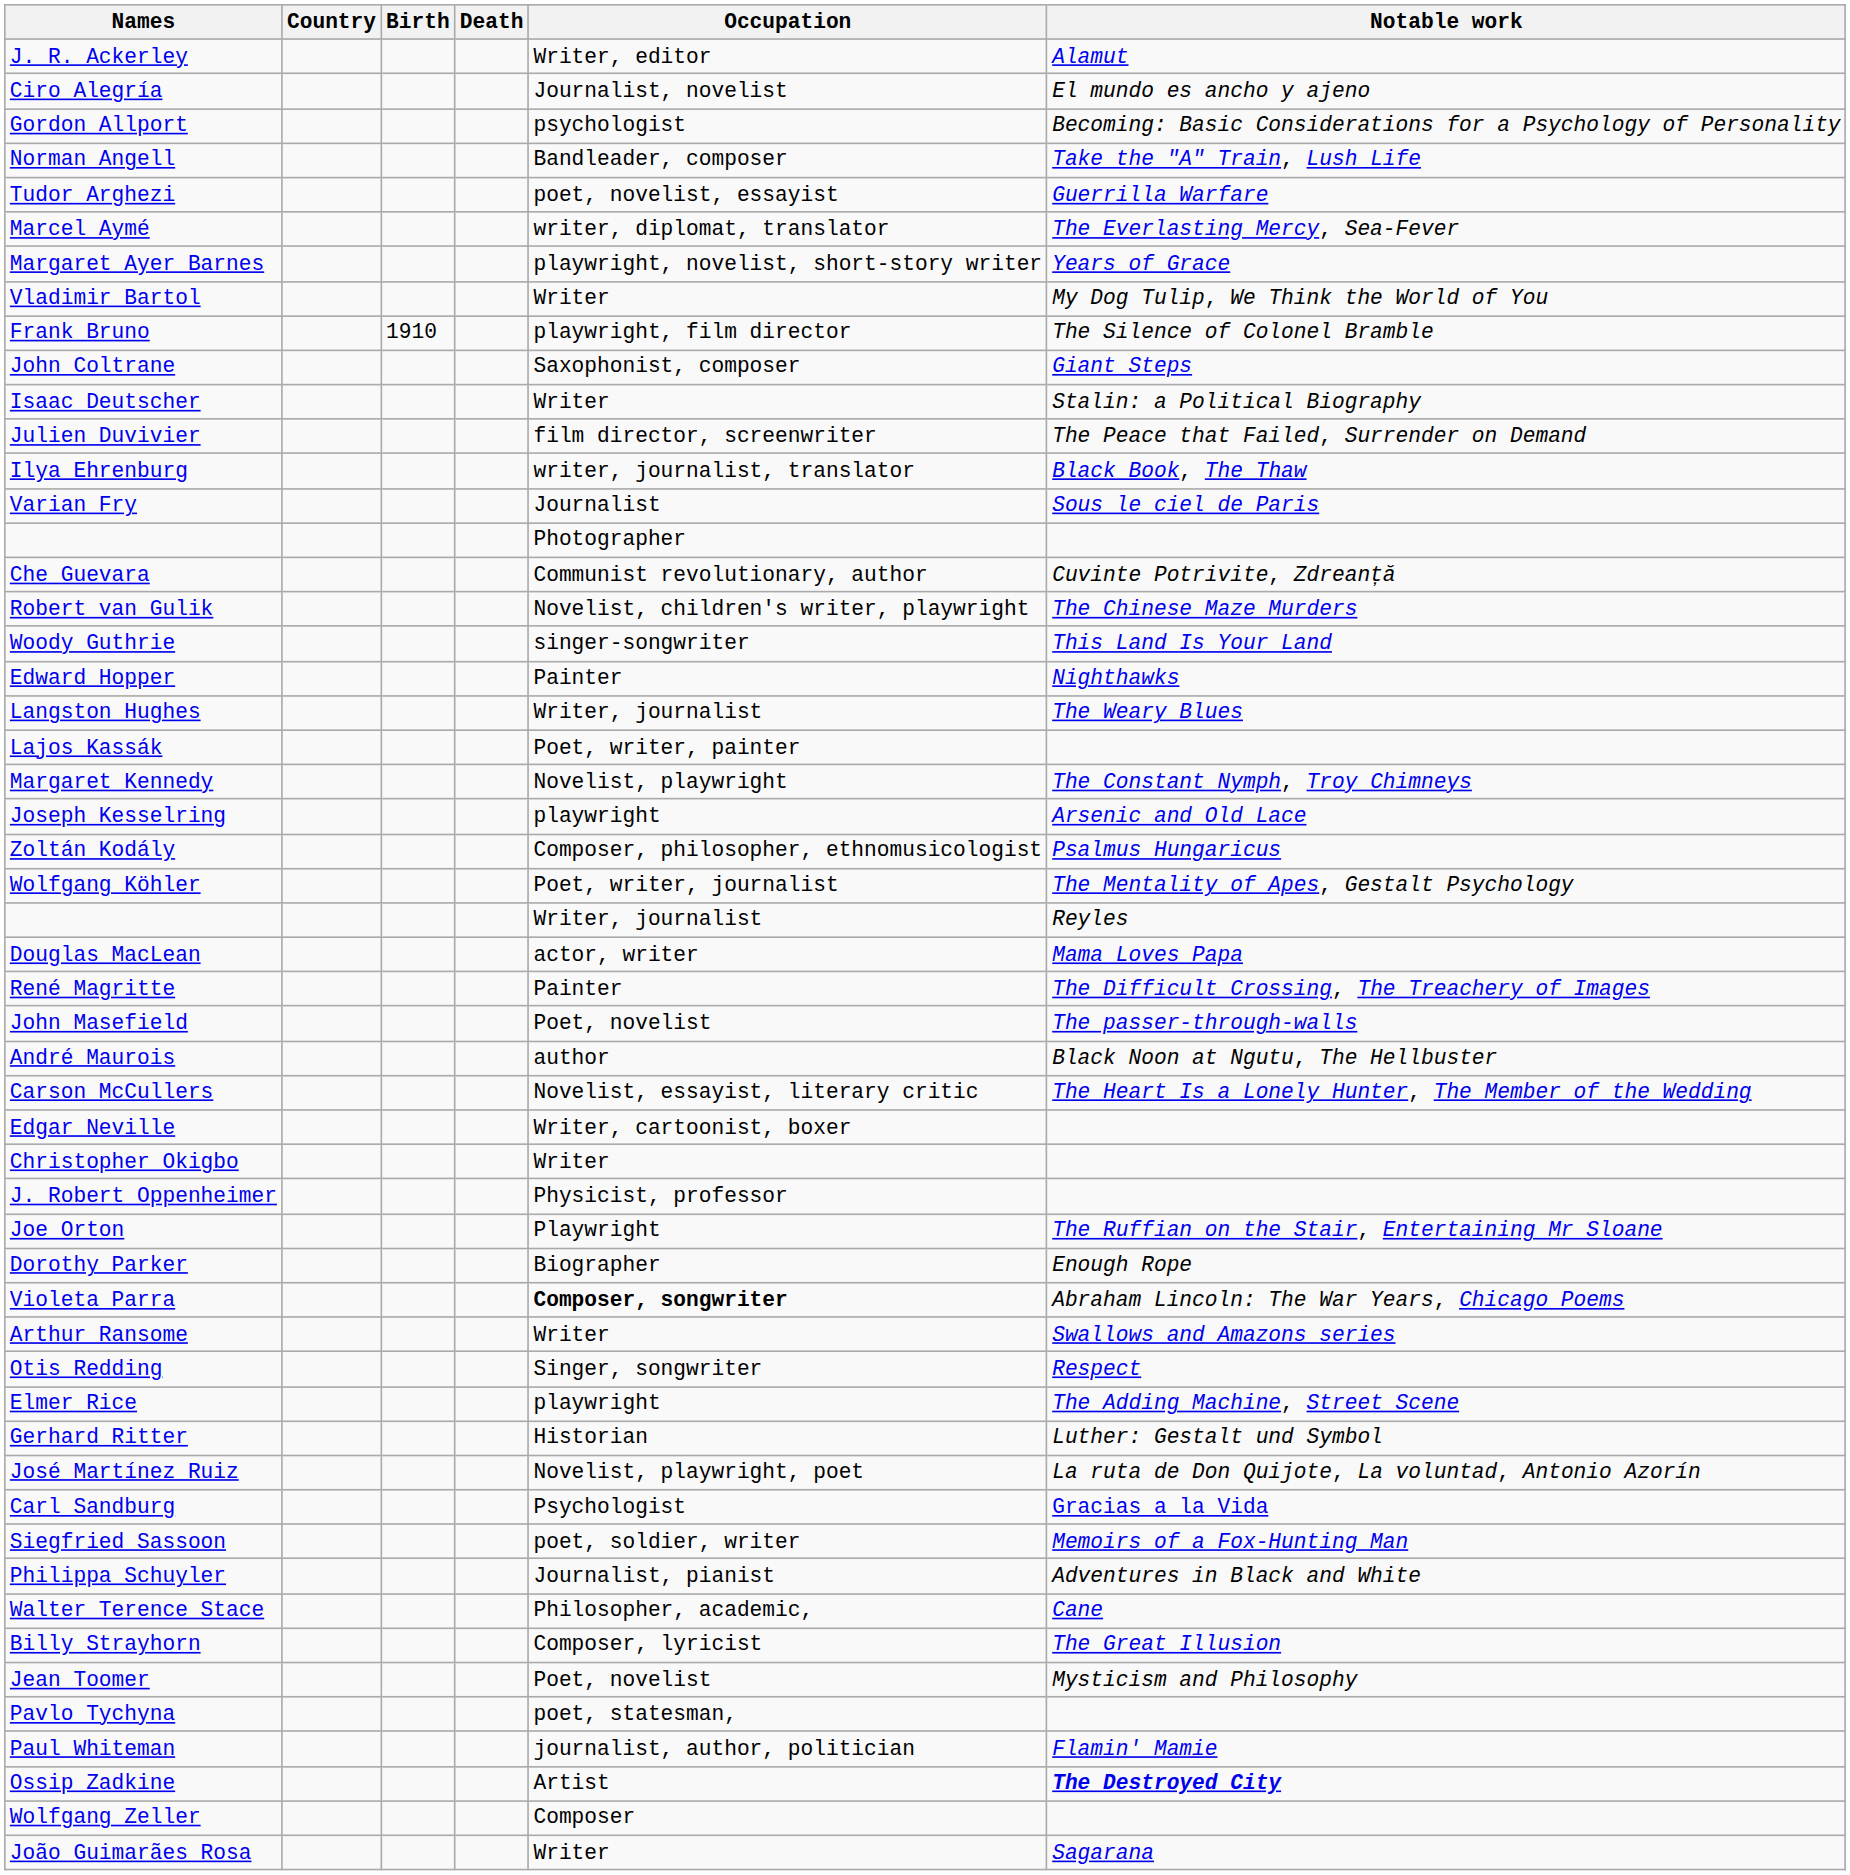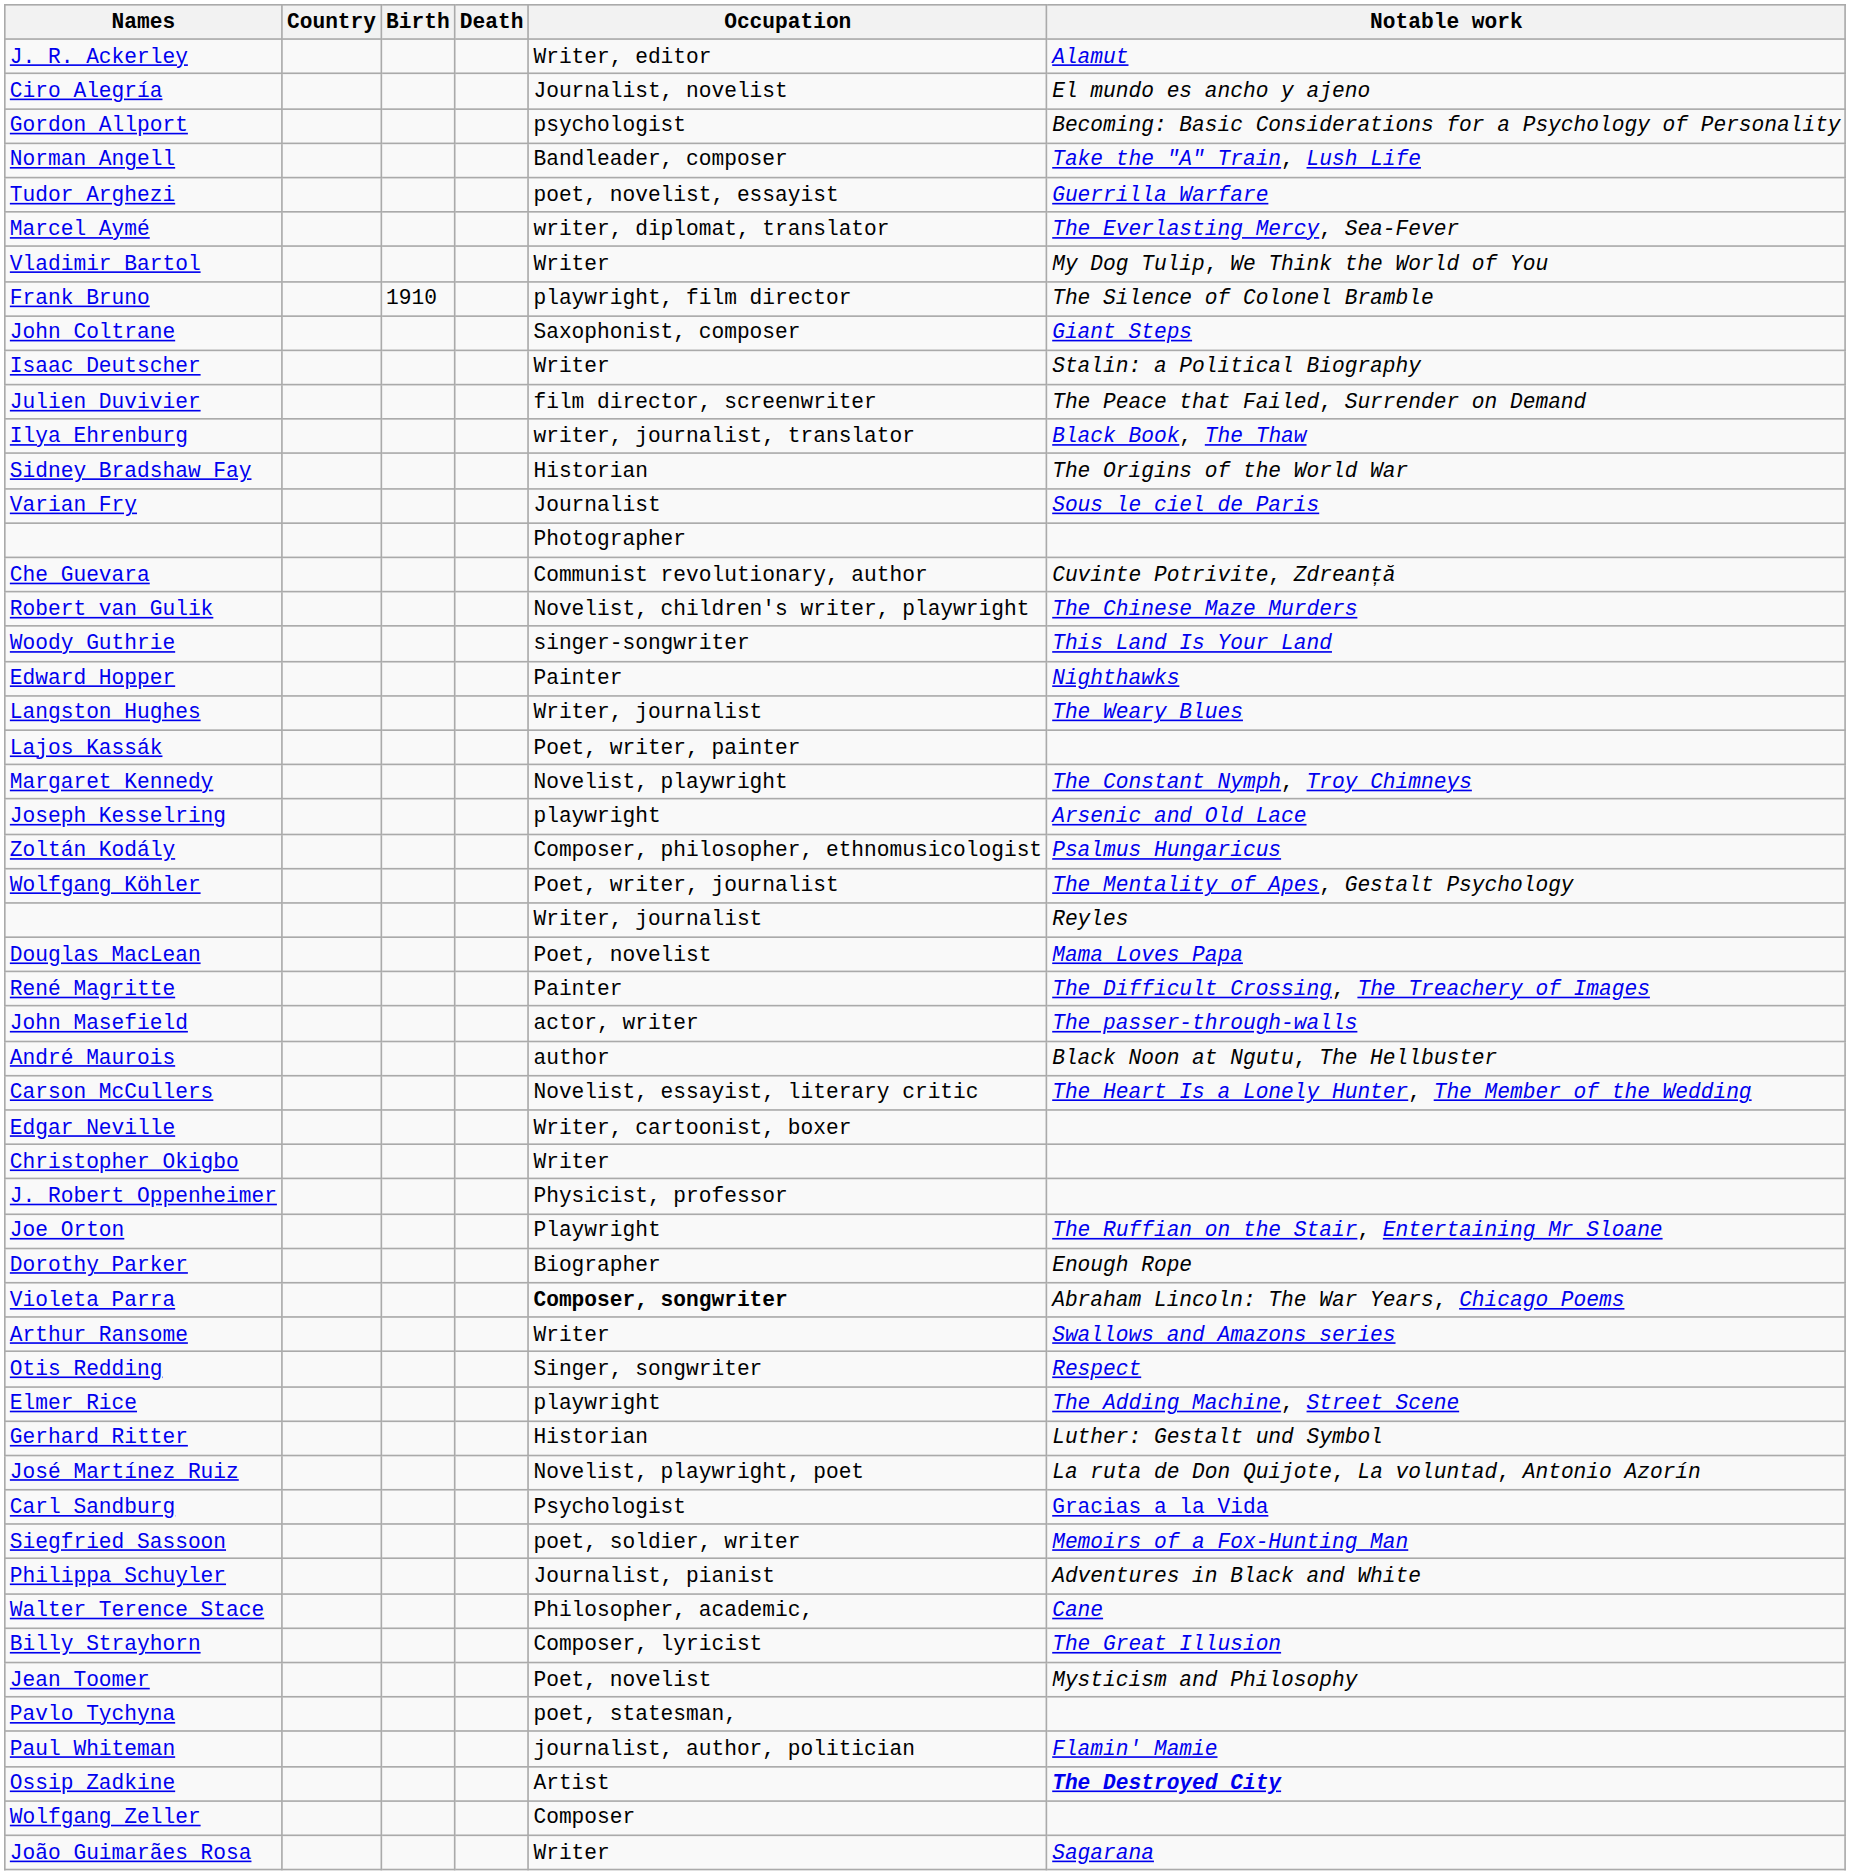- row: (137, 264)
+ row: (131, 471)
(616, 955) actor, writer -> (622, 955) Poet, novelist
(622, 1024) Poet, novelist -> (616, 1024) actor, writer
